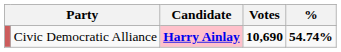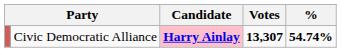(264, 36) 10,690 -> (264, 36) 13,307
